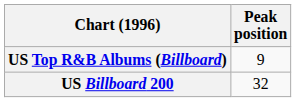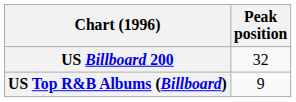rows swapped: (117, 84) <-> (117, 59)
